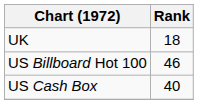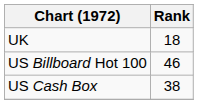(172, 87) 40 -> (172, 87) 38
